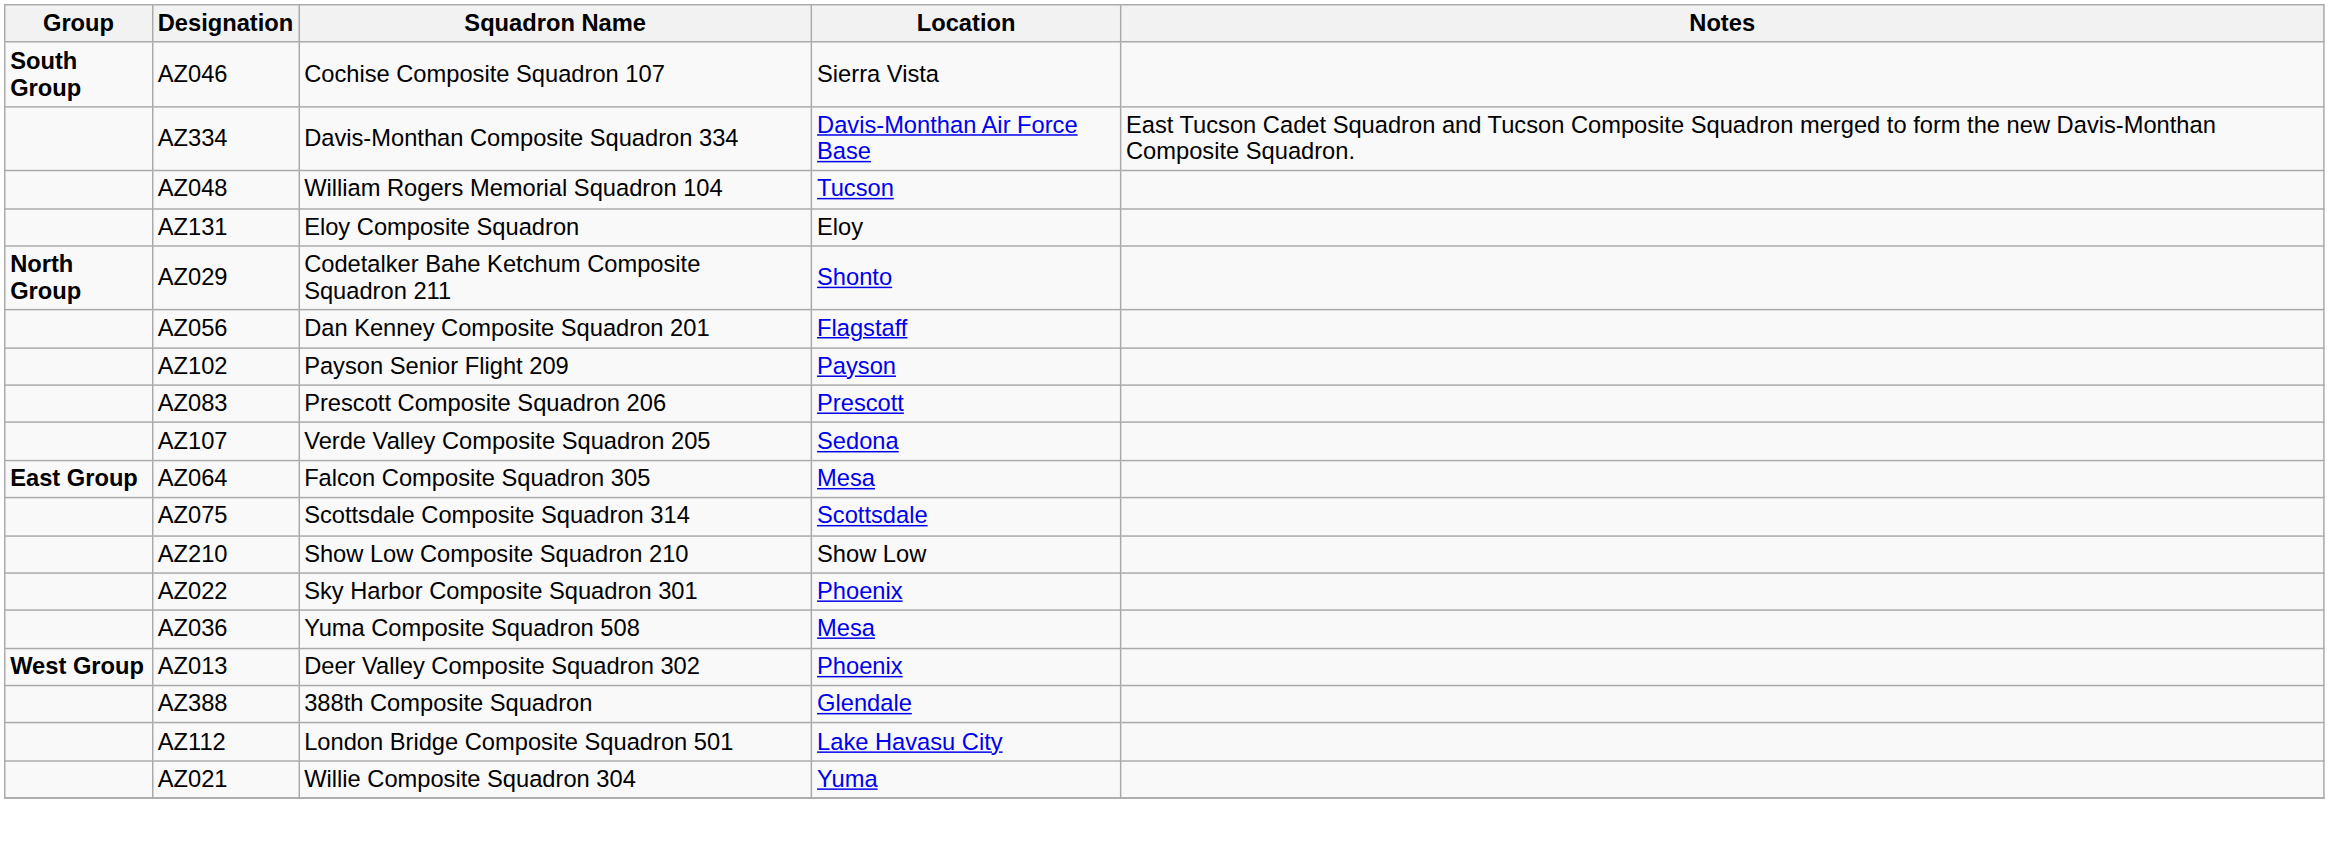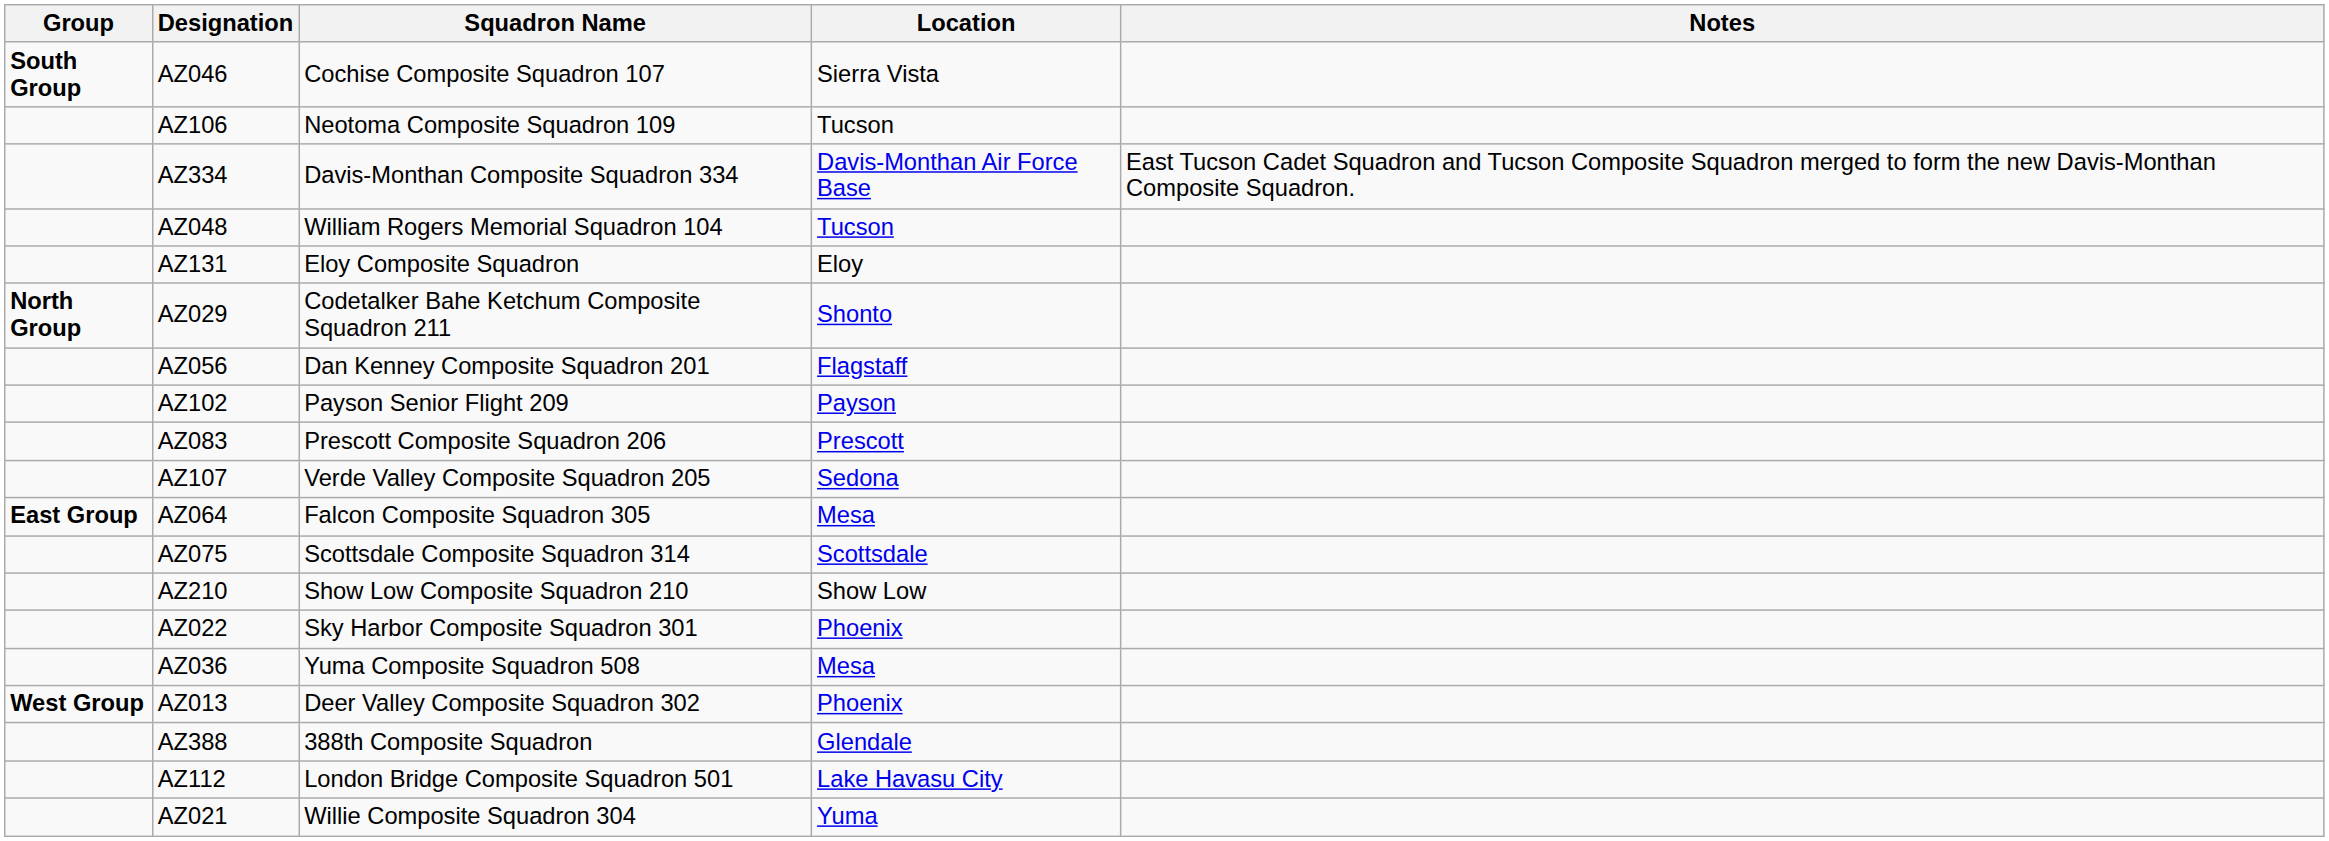+ row: (193, 125)
